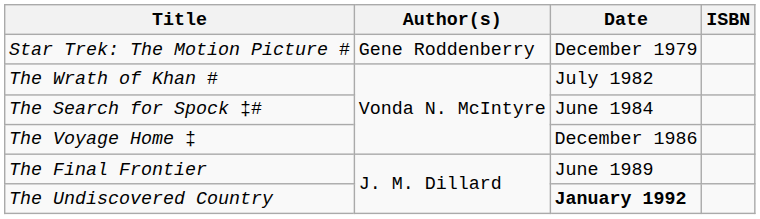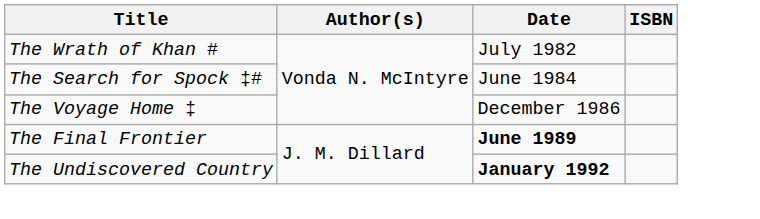- row: (180, 50)
(604, 169) normal -> (527, 139) bold
